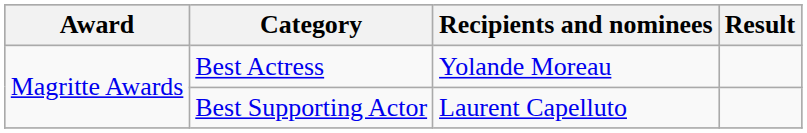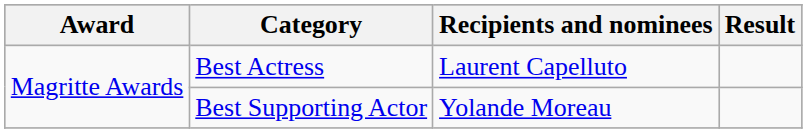(525, 66) Yolande Moreau -> (533, 66) Laurent Capelluto
(533, 107) Laurent Capelluto -> (525, 107) Yolande Moreau
